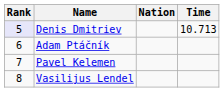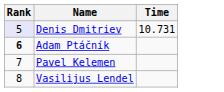- column: (157, 13)
(198, 29) 10.713 -> (157, 29) 10.731
(19, 46) normal -> (19, 46) bold
